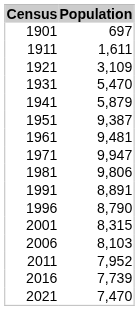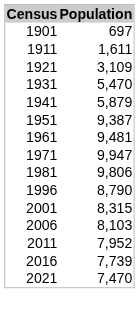- row: (42, 190)
